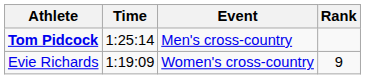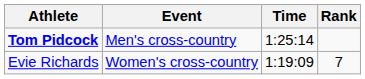columns swapped: (238, 17) <-> (130, 17)
(339, 63) 9 -> (339, 63) 7
